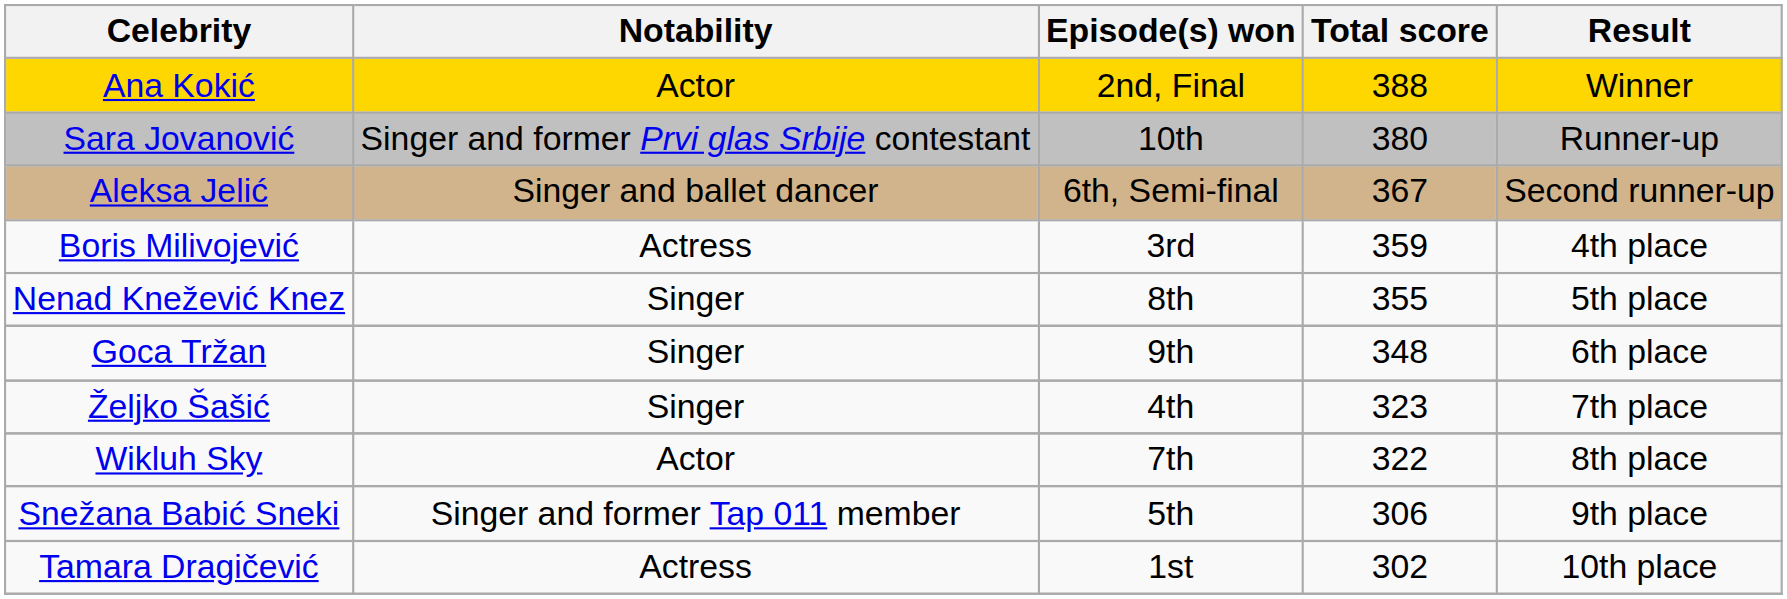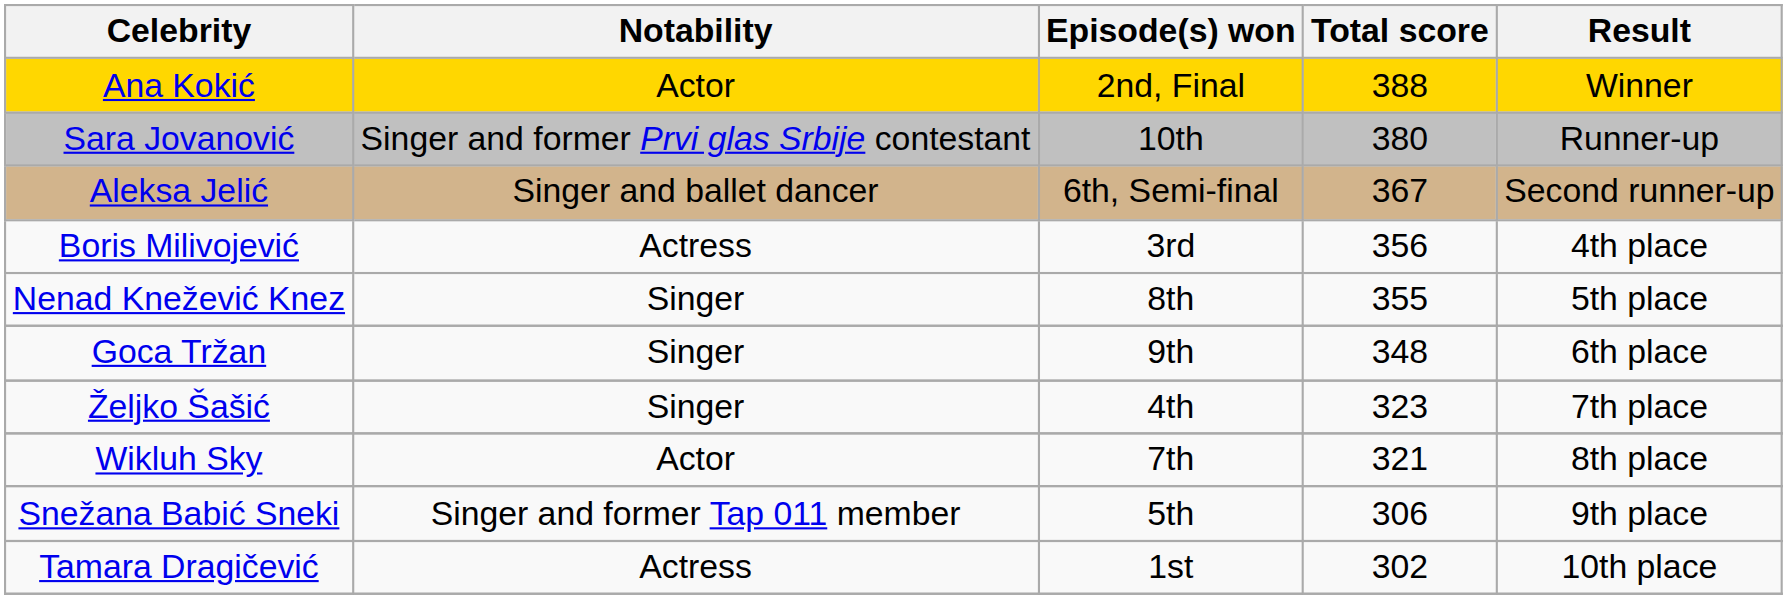(1400, 245) 359 -> (1400, 245) 356
(1400, 459) 322 -> (1400, 459) 321
